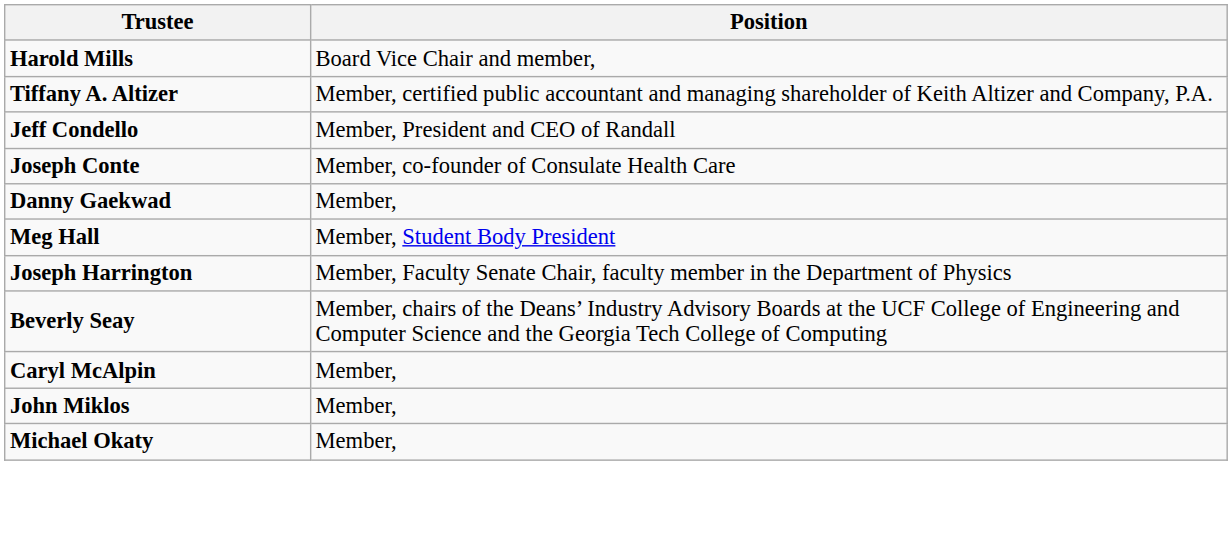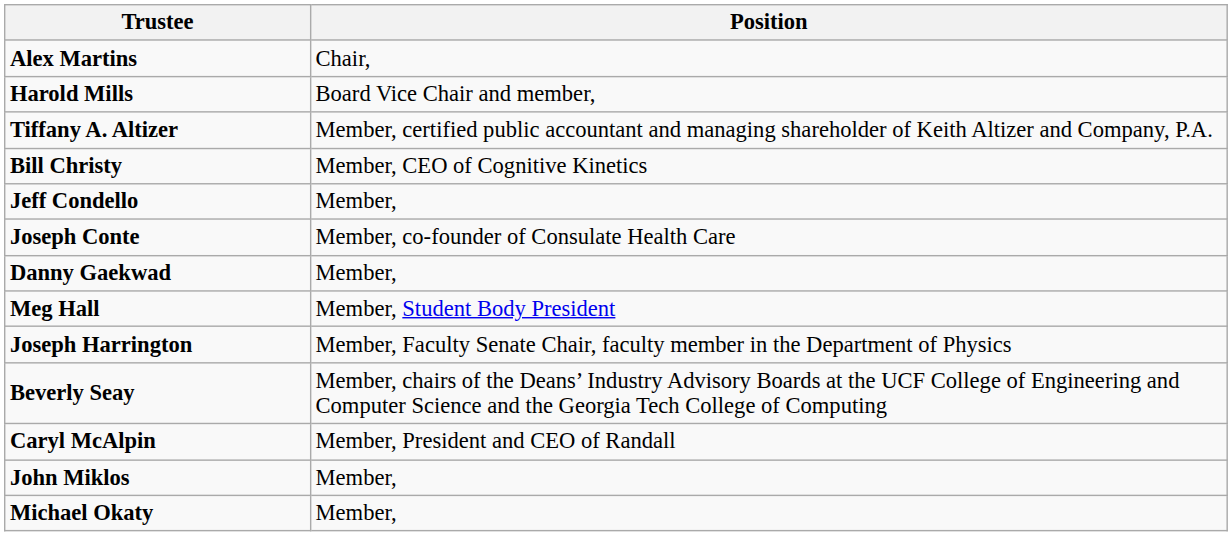+ row: (73, 58)
+ row: (66, 165)
(496, 129) Member, President and CEO of Randall -> (356, 201) Member,
(356, 369) Member, -> (496, 441) Member, President and CEO of Randall
